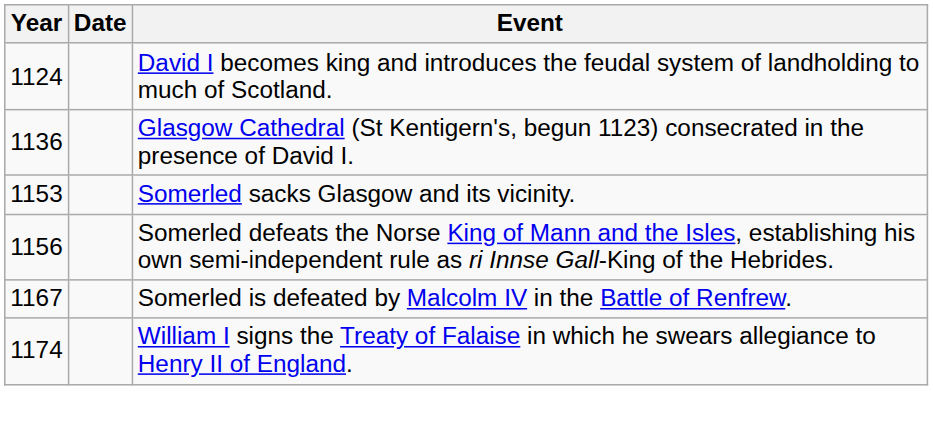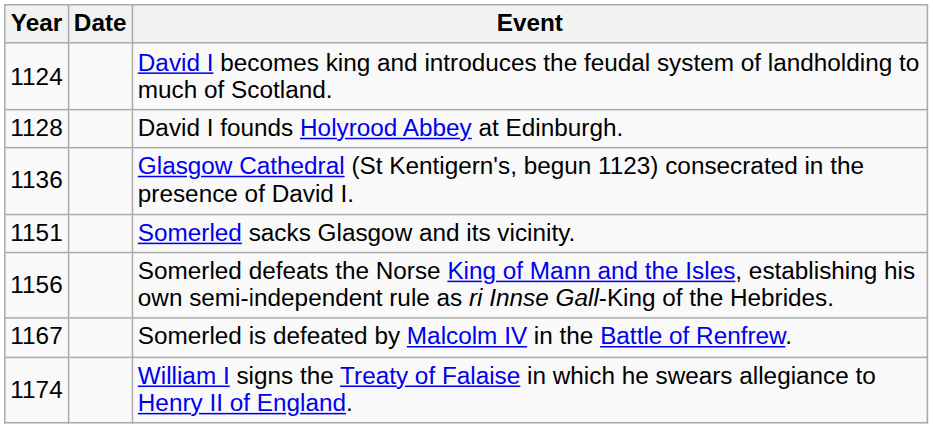+ row: (380, 128)
(37, 194) 1153 -> (37, 232) 1151
